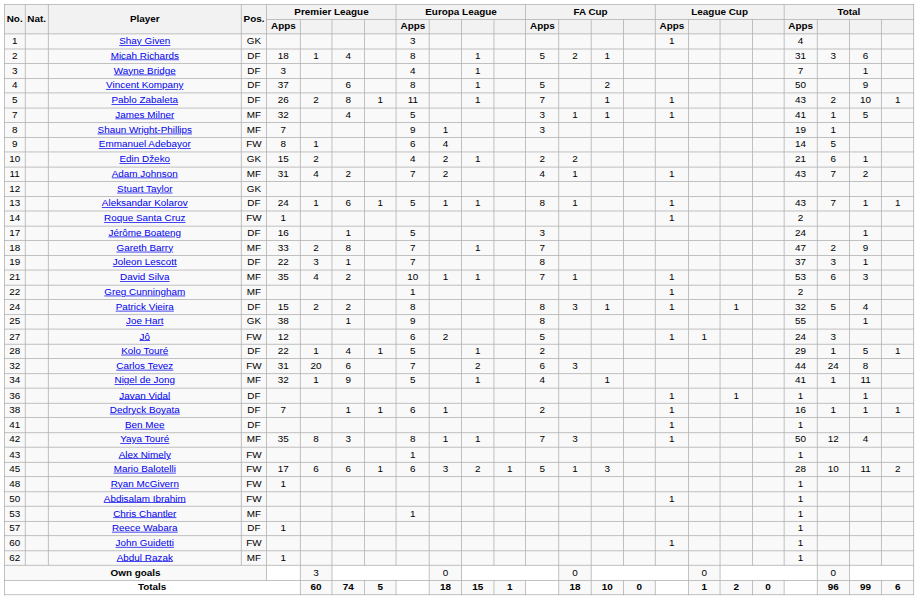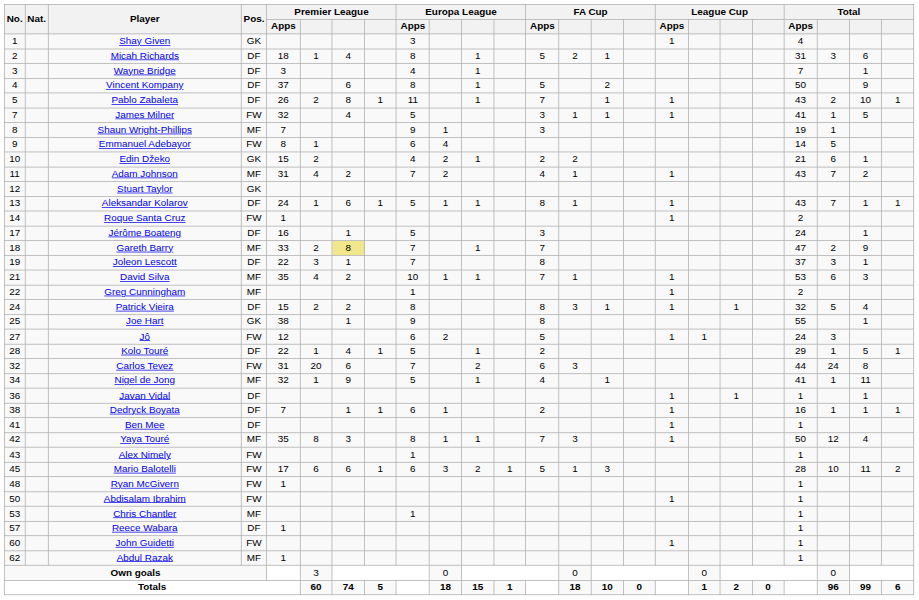(254, 114) MF -> (254, 114) FW
(348, 247) no background -> (348, 247) khaki background
